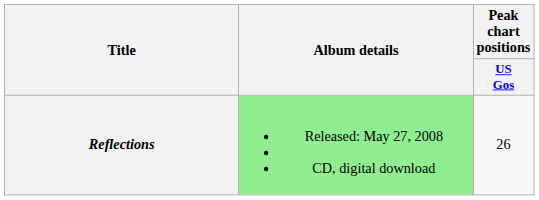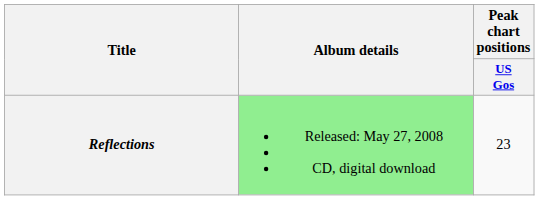(503, 144) 26 -> (503, 144) 23
